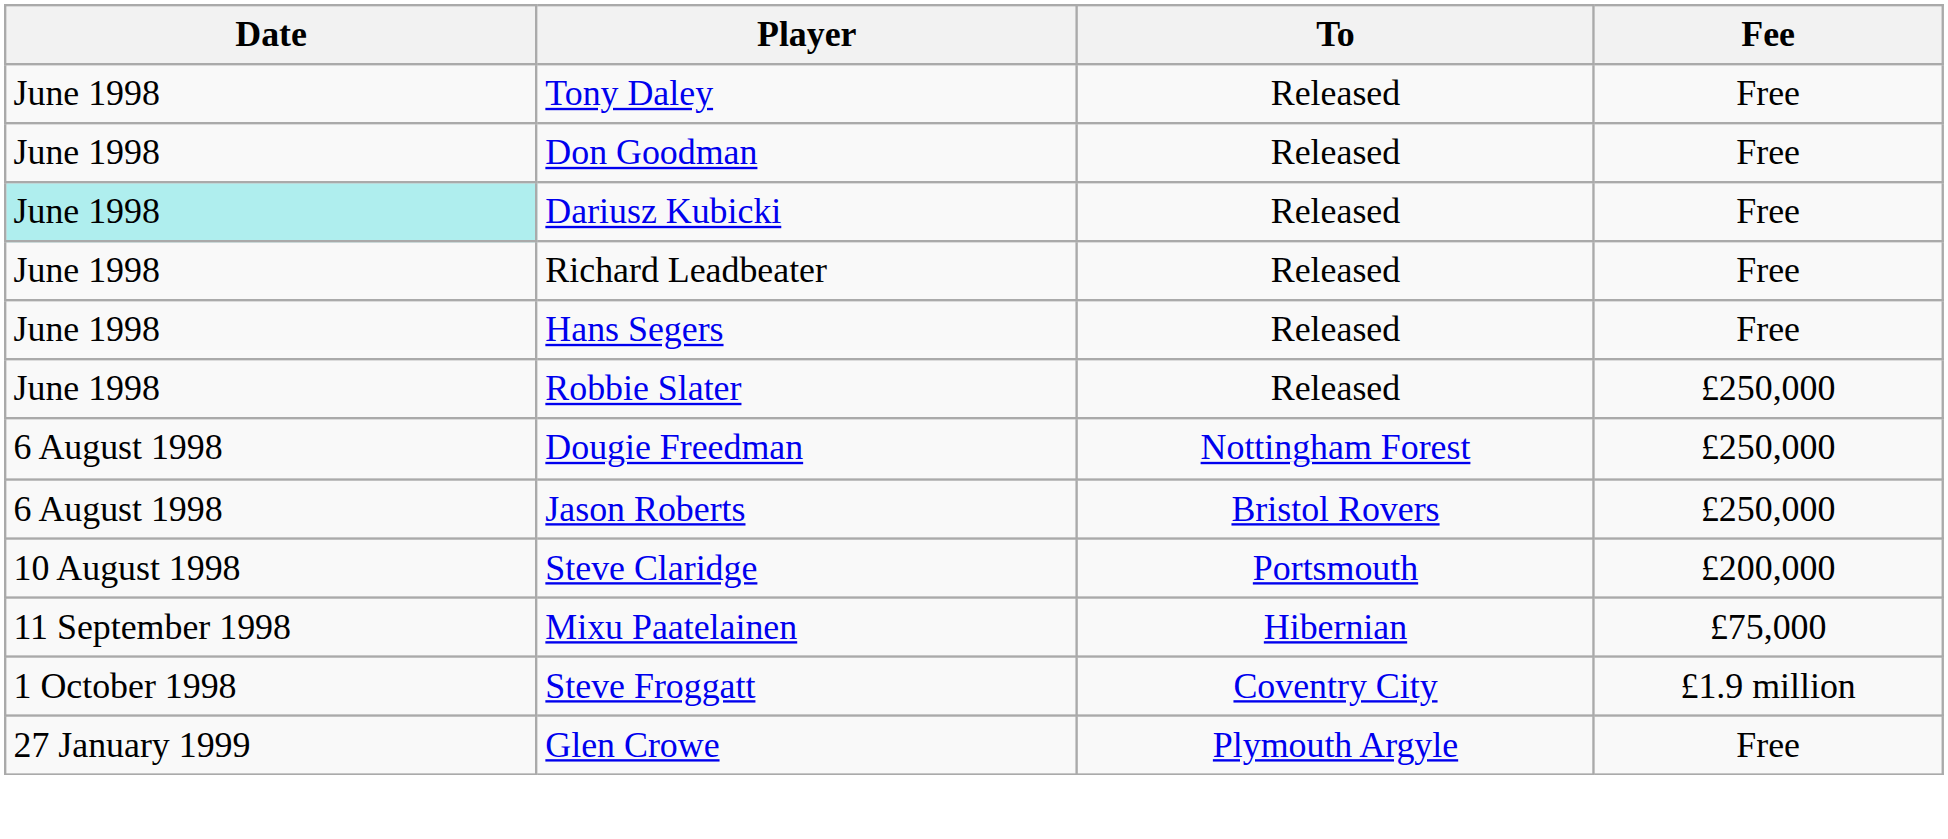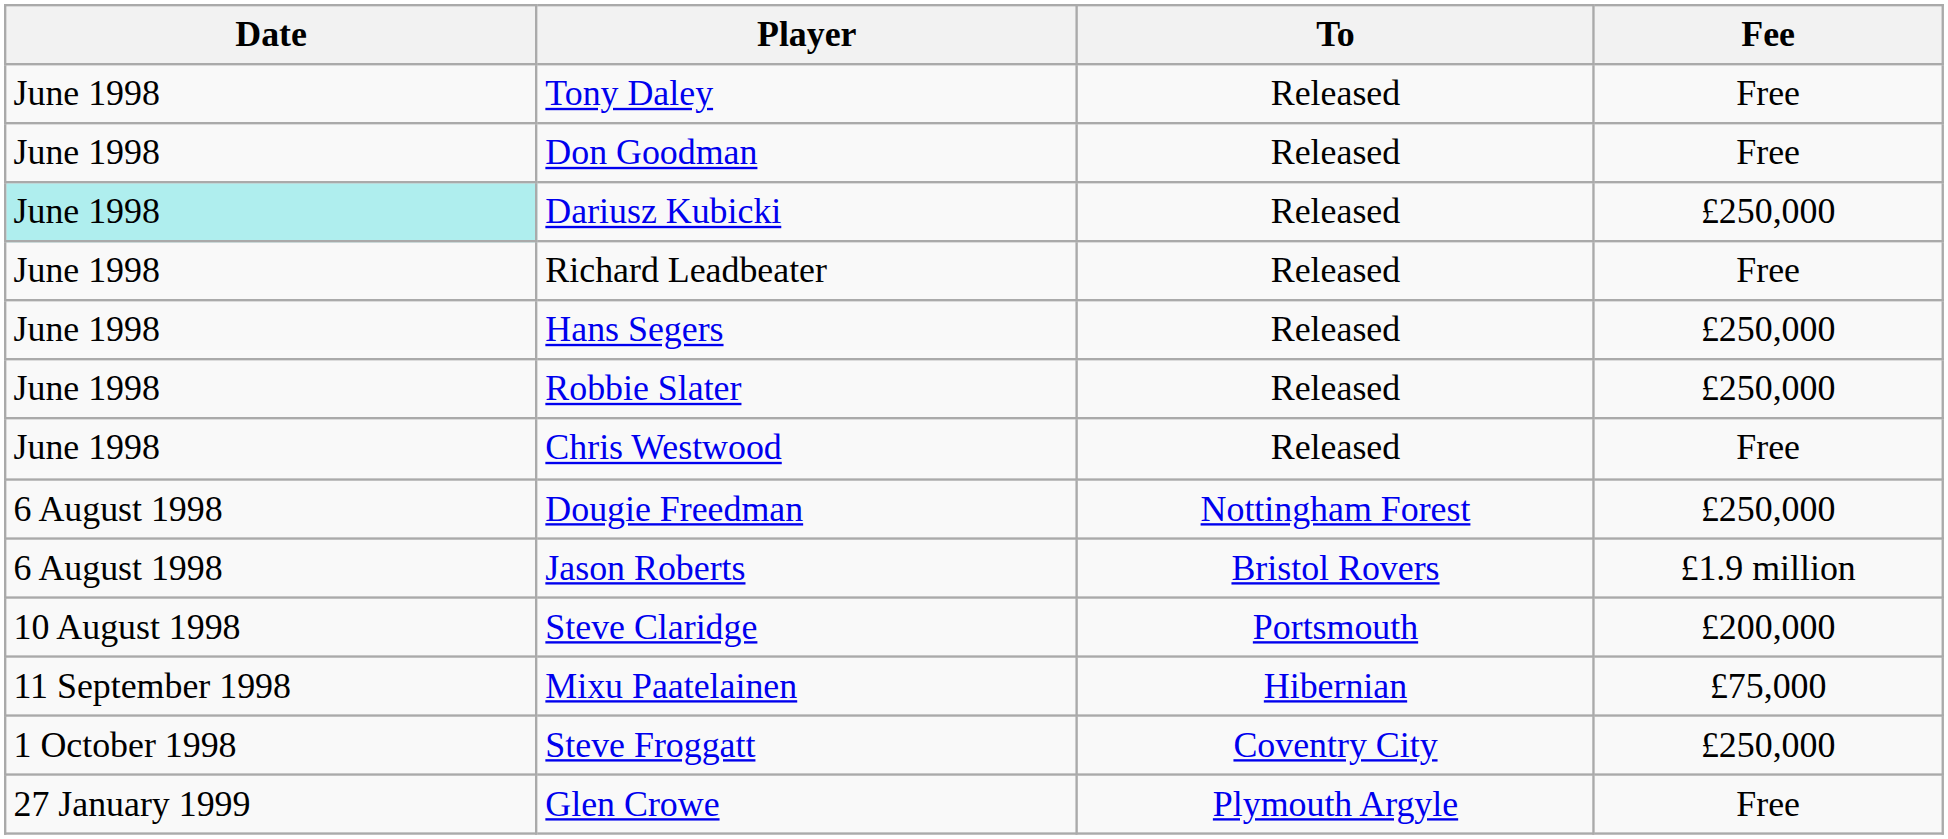(1768, 211) Free -> (1768, 211) £250,000
(1768, 329) Free -> (1768, 329) £250,000
+ row: (664, 448)
(1768, 507) £250,000 -> (1768, 566) £1.9 million
(1768, 684) £1.9 million -> (1768, 744) £250,000
